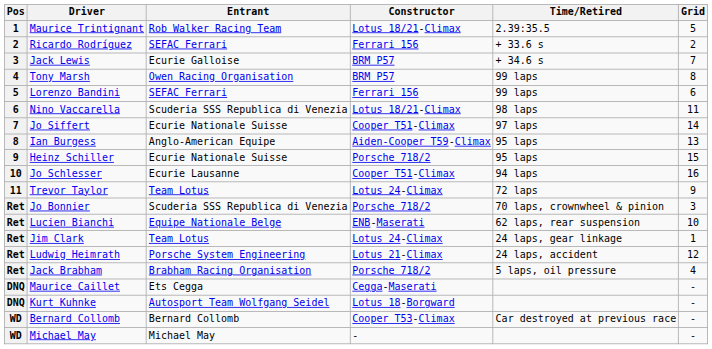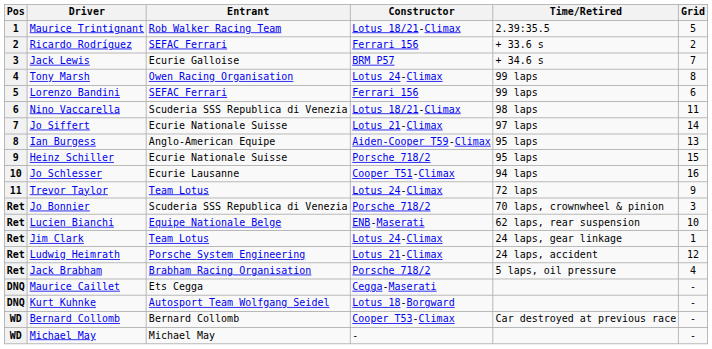(373, 77) BRM P57 -> (397, 77) Lotus 24-Climax
(404, 126) Cooper T51-Climax -> (397, 126) Lotus 21-Climax
